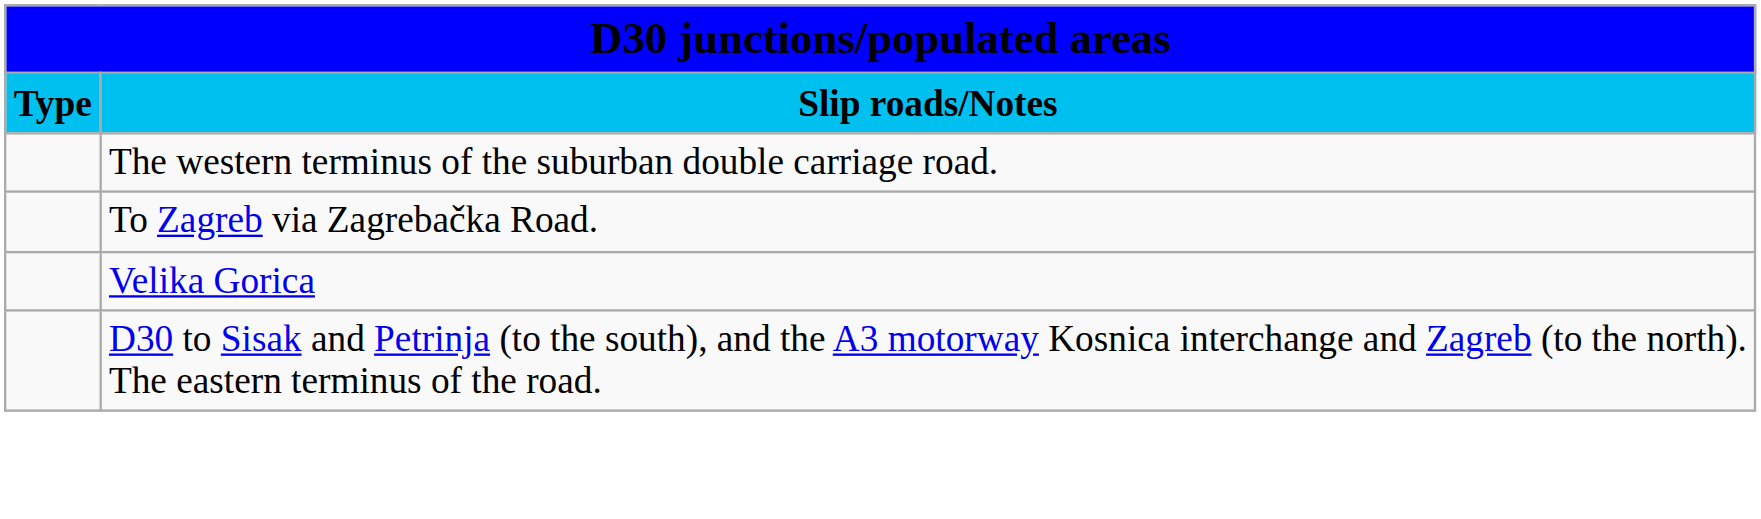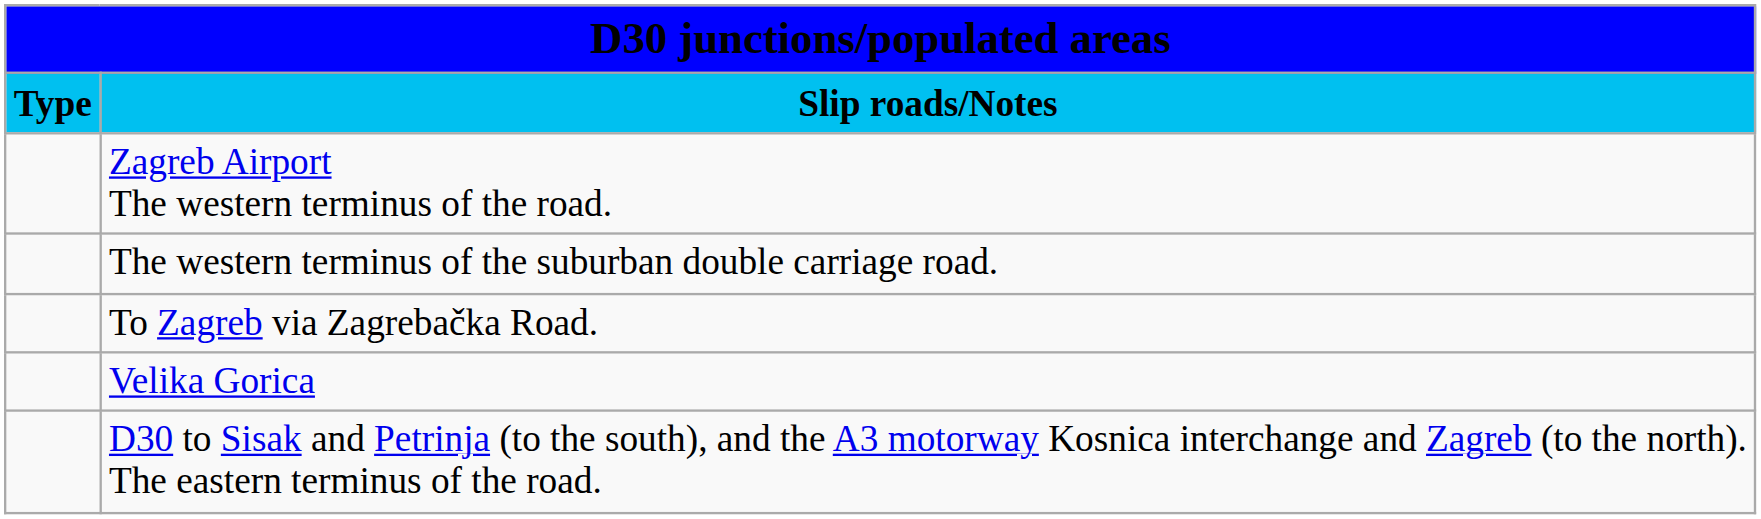+ row: (361, 182)
